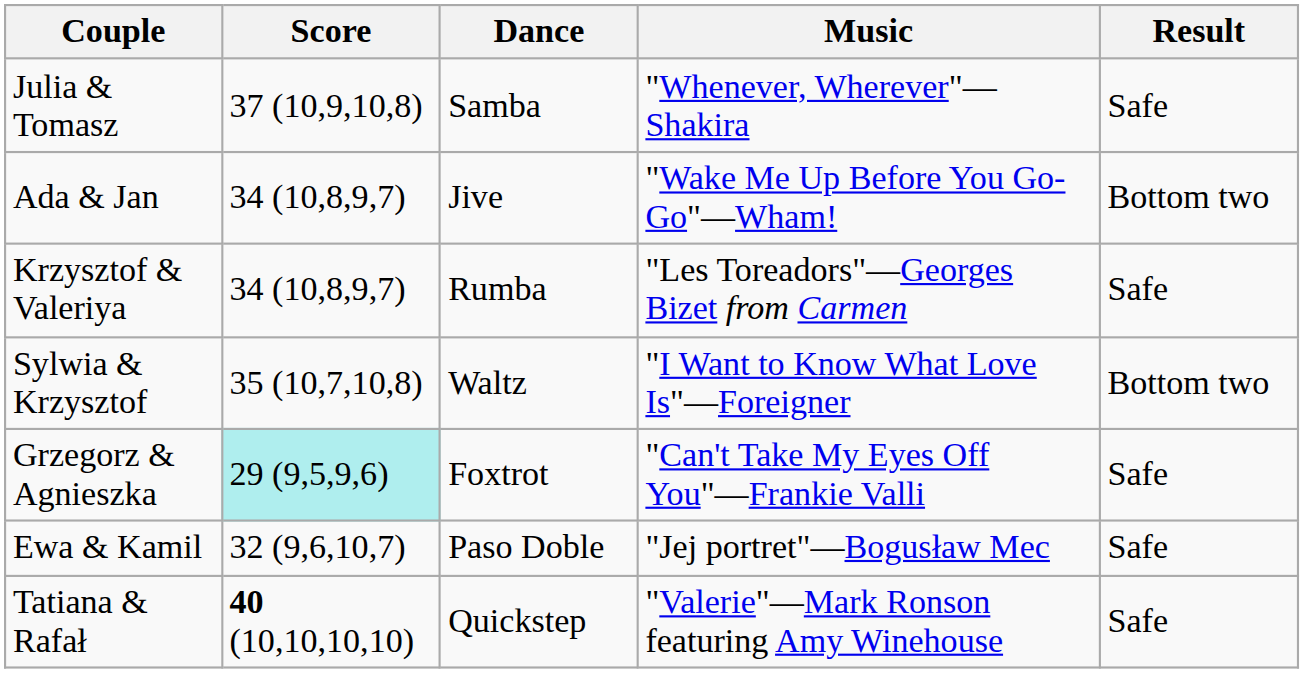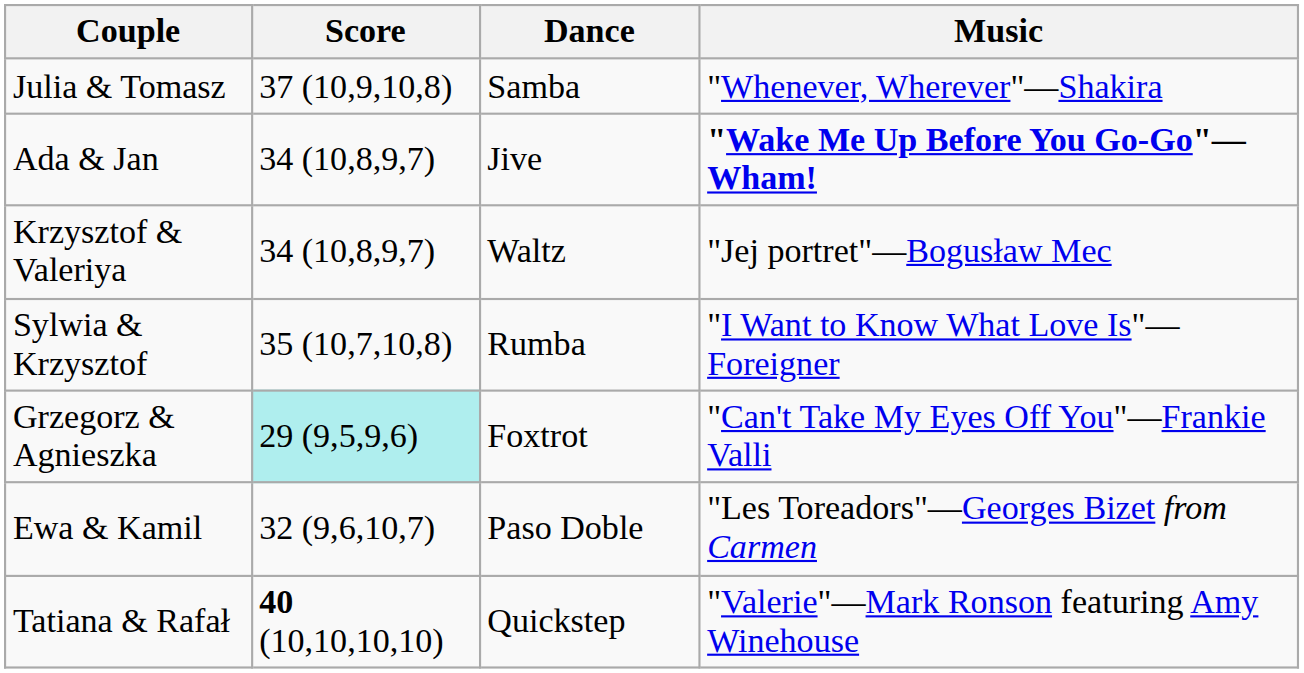- column: (1199, 31)
(855, 197) normal -> (976, 158) bold
(497, 289) Rumba -> (527, 251) Waltz
(829, 289) "Les Toreadors"—Georges Bizet from Carmen -> (909, 251) "Jej portret"—Bogusław Mec
(487, 381) Waltz -> (537, 343) Rumba
(848, 547) "Jej portret"—Bogusław Mec -> (967, 528) "Les Toreadors"—Georges Bizet from Carmen
